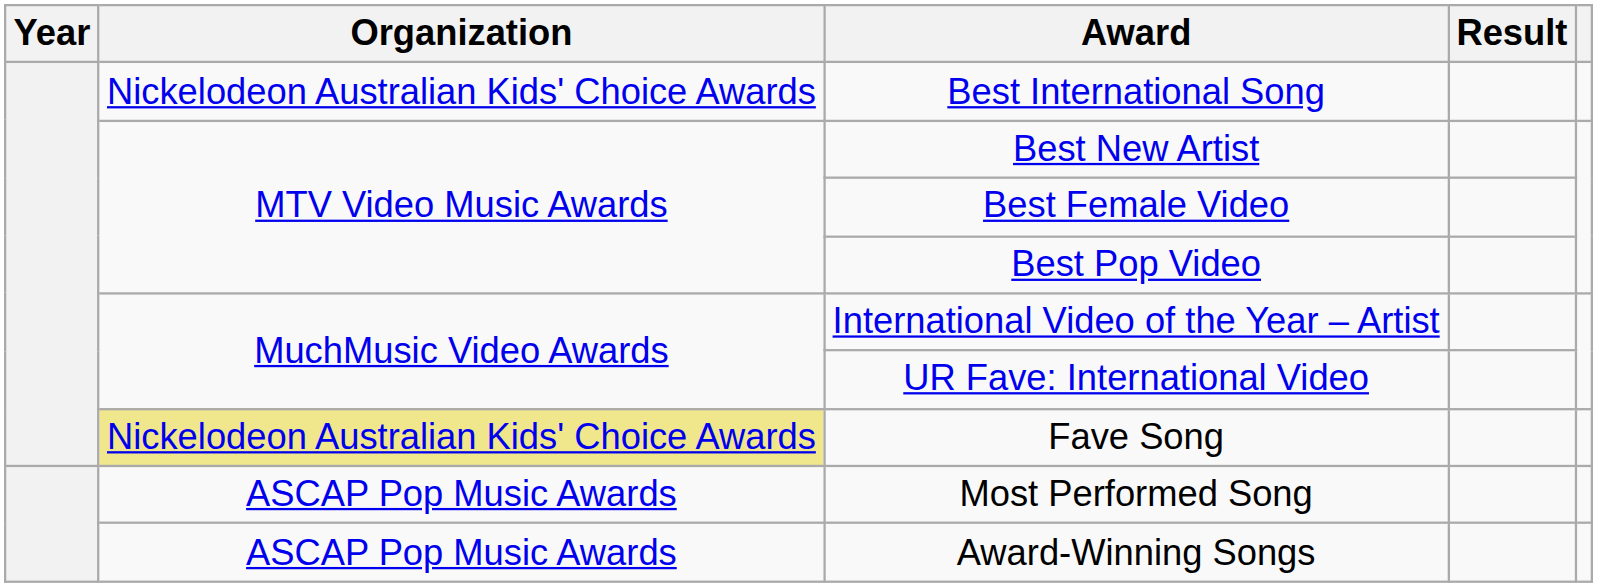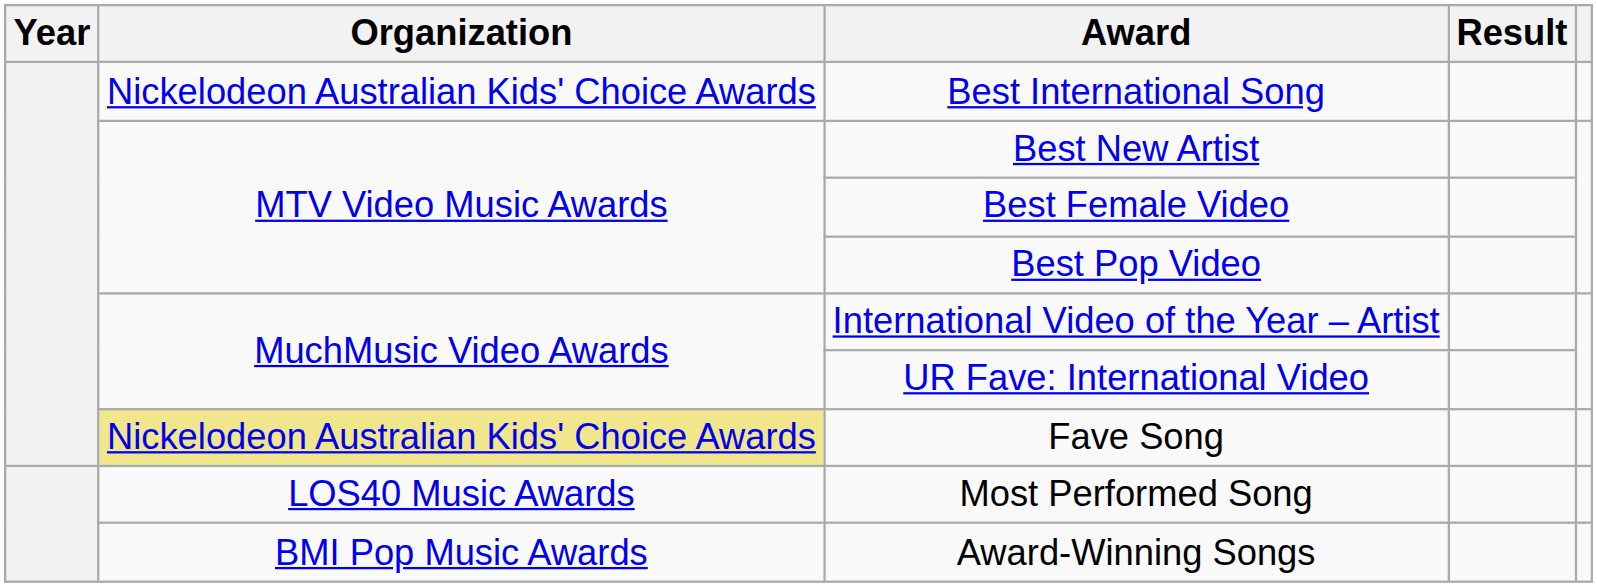(461, 494) ASCAP Pop Music Awards -> (461, 494) LOS40 Music Awards
(461, 551) ASCAP Pop Music Awards -> (461, 551) BMI Pop Music Awards
